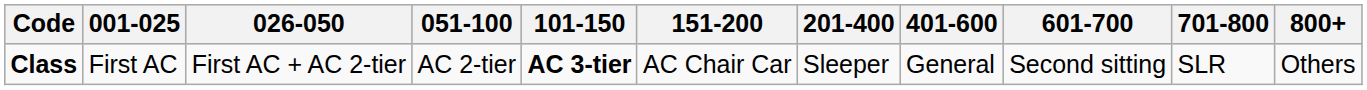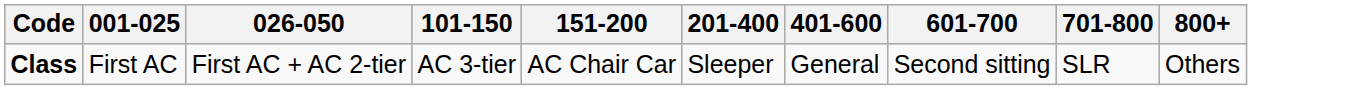- column: (467, 24)
(580, 63) bold -> (467, 63) normal
